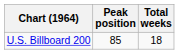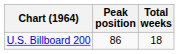(116, 40) 85 -> (116, 40) 86
